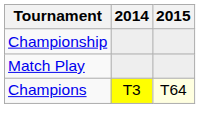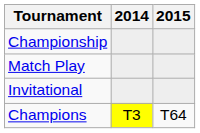+ row: (45, 90)
(173, 90) lightyellow background -> (173, 115) no background
